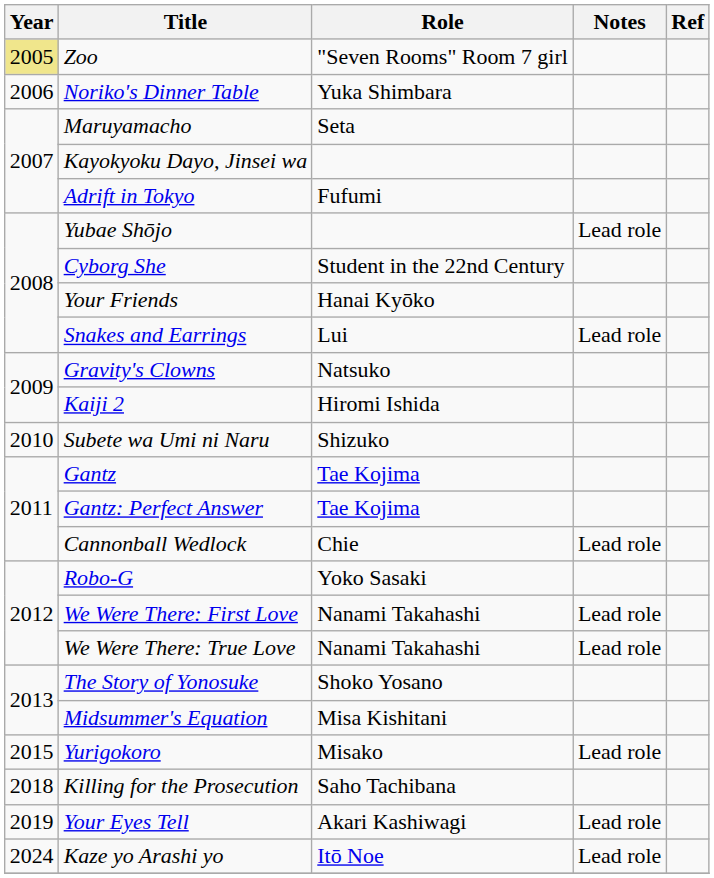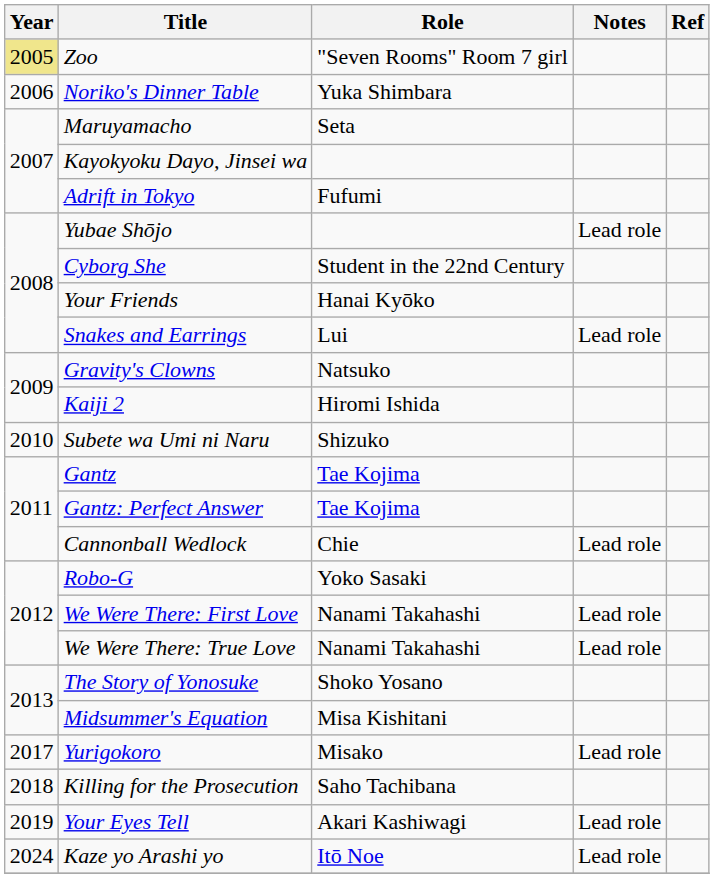(32, 751) 2015 -> (32, 751) 2017
